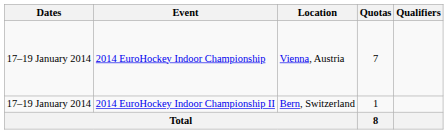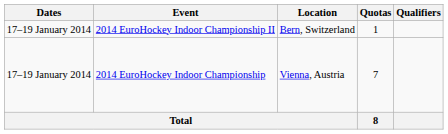rows swapped: (181, 58) <-> (185, 104)
